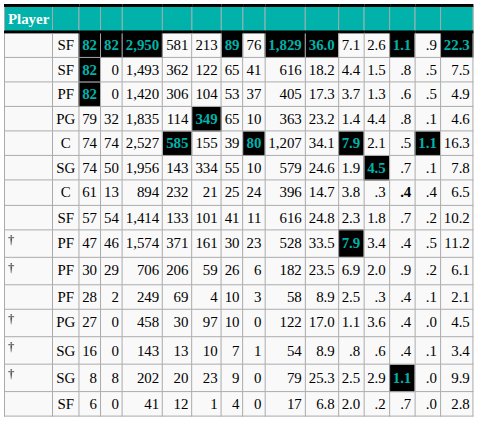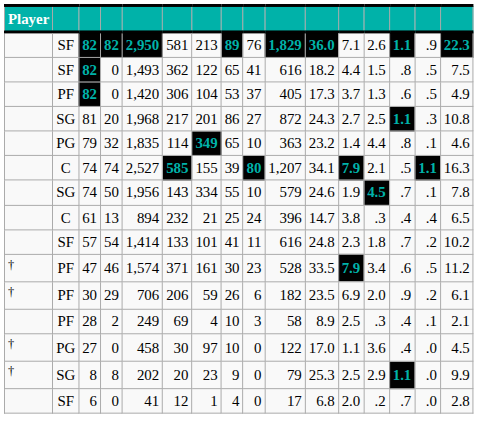+ row: (90, 119)
(406, 192) bold -> (406, 217) normal
(406, 243) .4 -> (406, 268) .6
- row: (90, 350)
